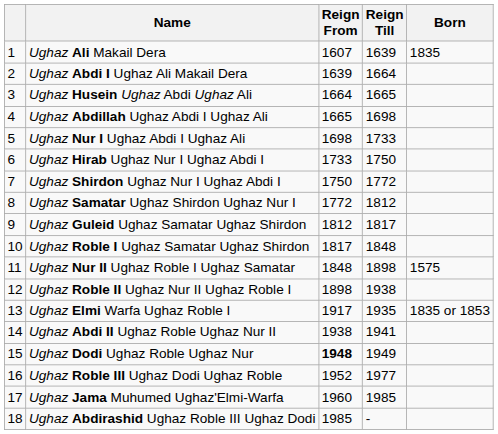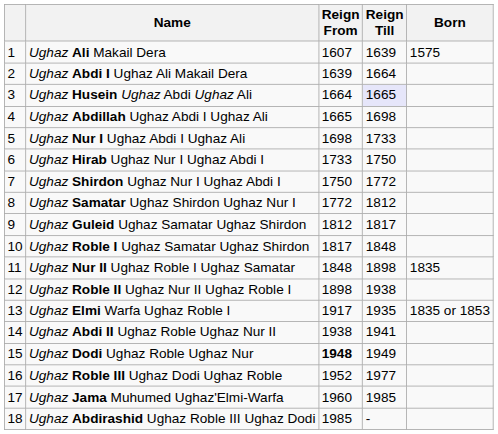(425, 52) 1835 -> (425, 52) 1575
(381, 95) no background -> (381, 95) lavender background
(425, 267) 1575 -> (425, 267) 1835
